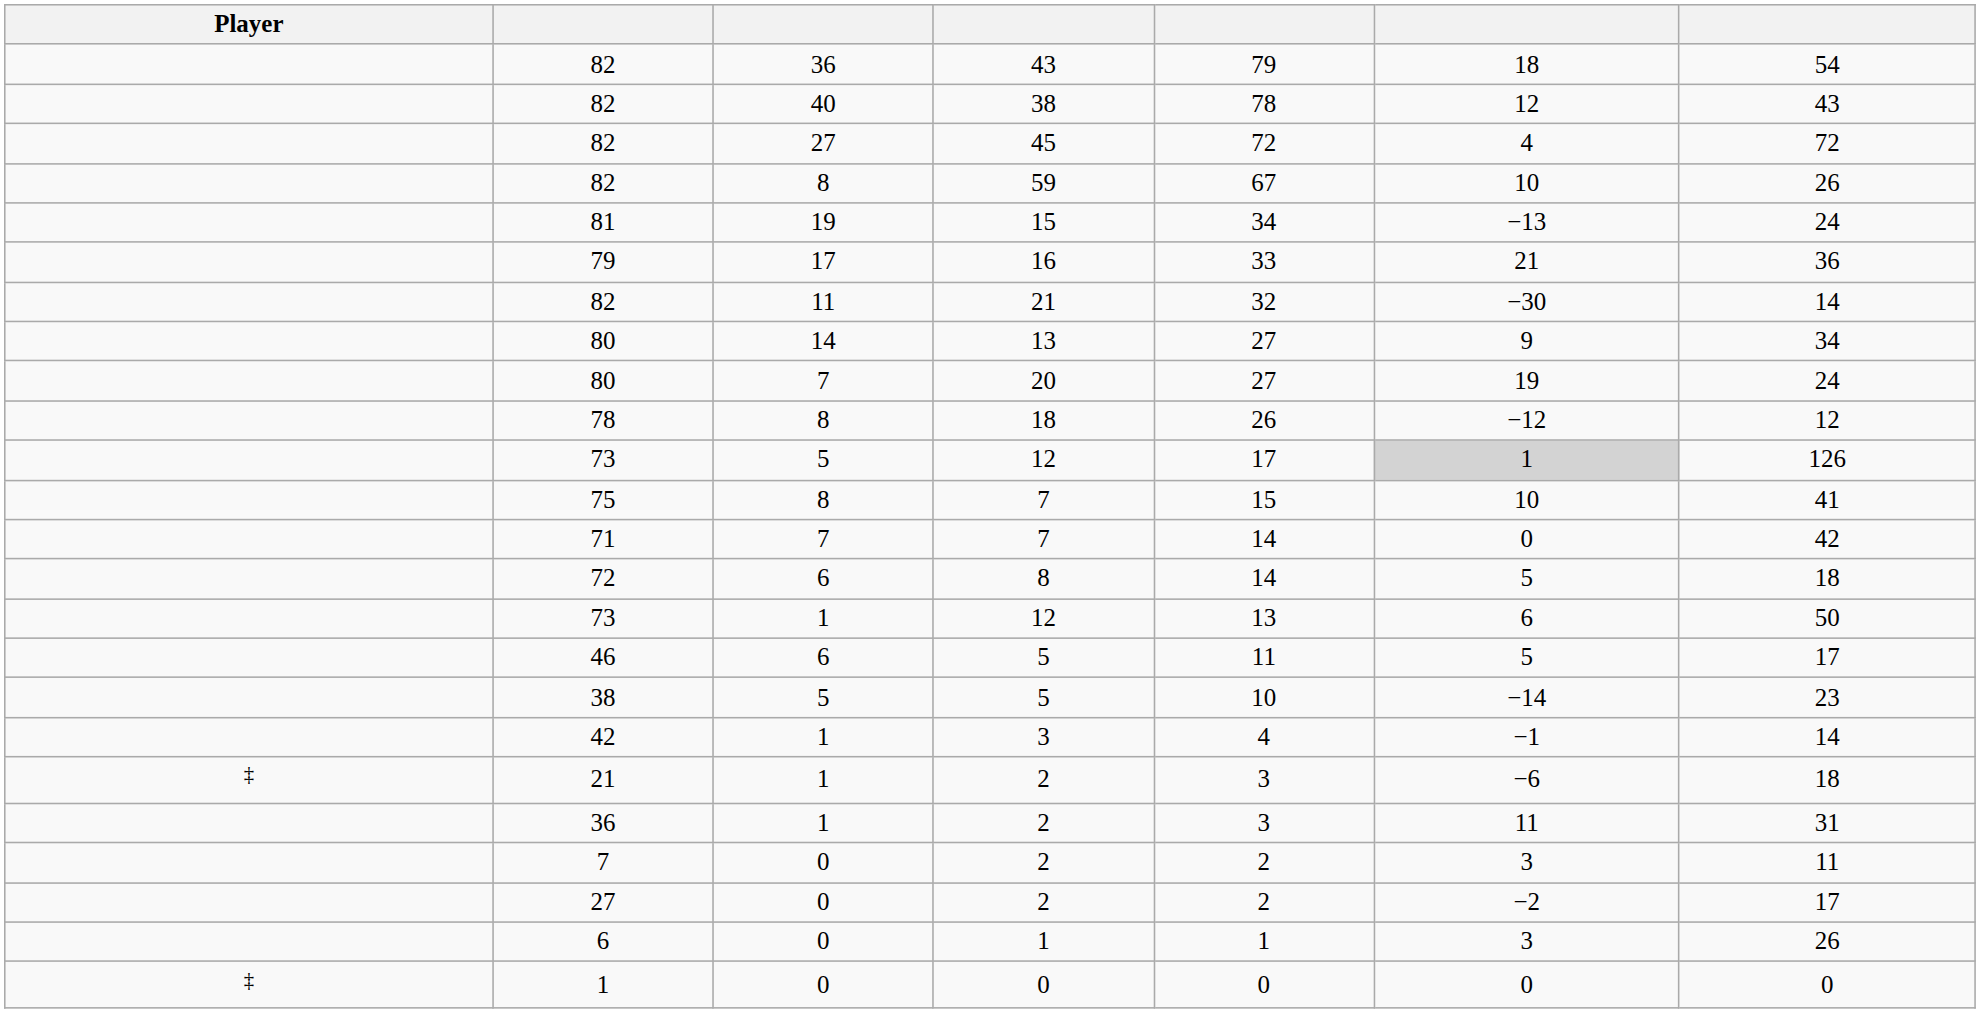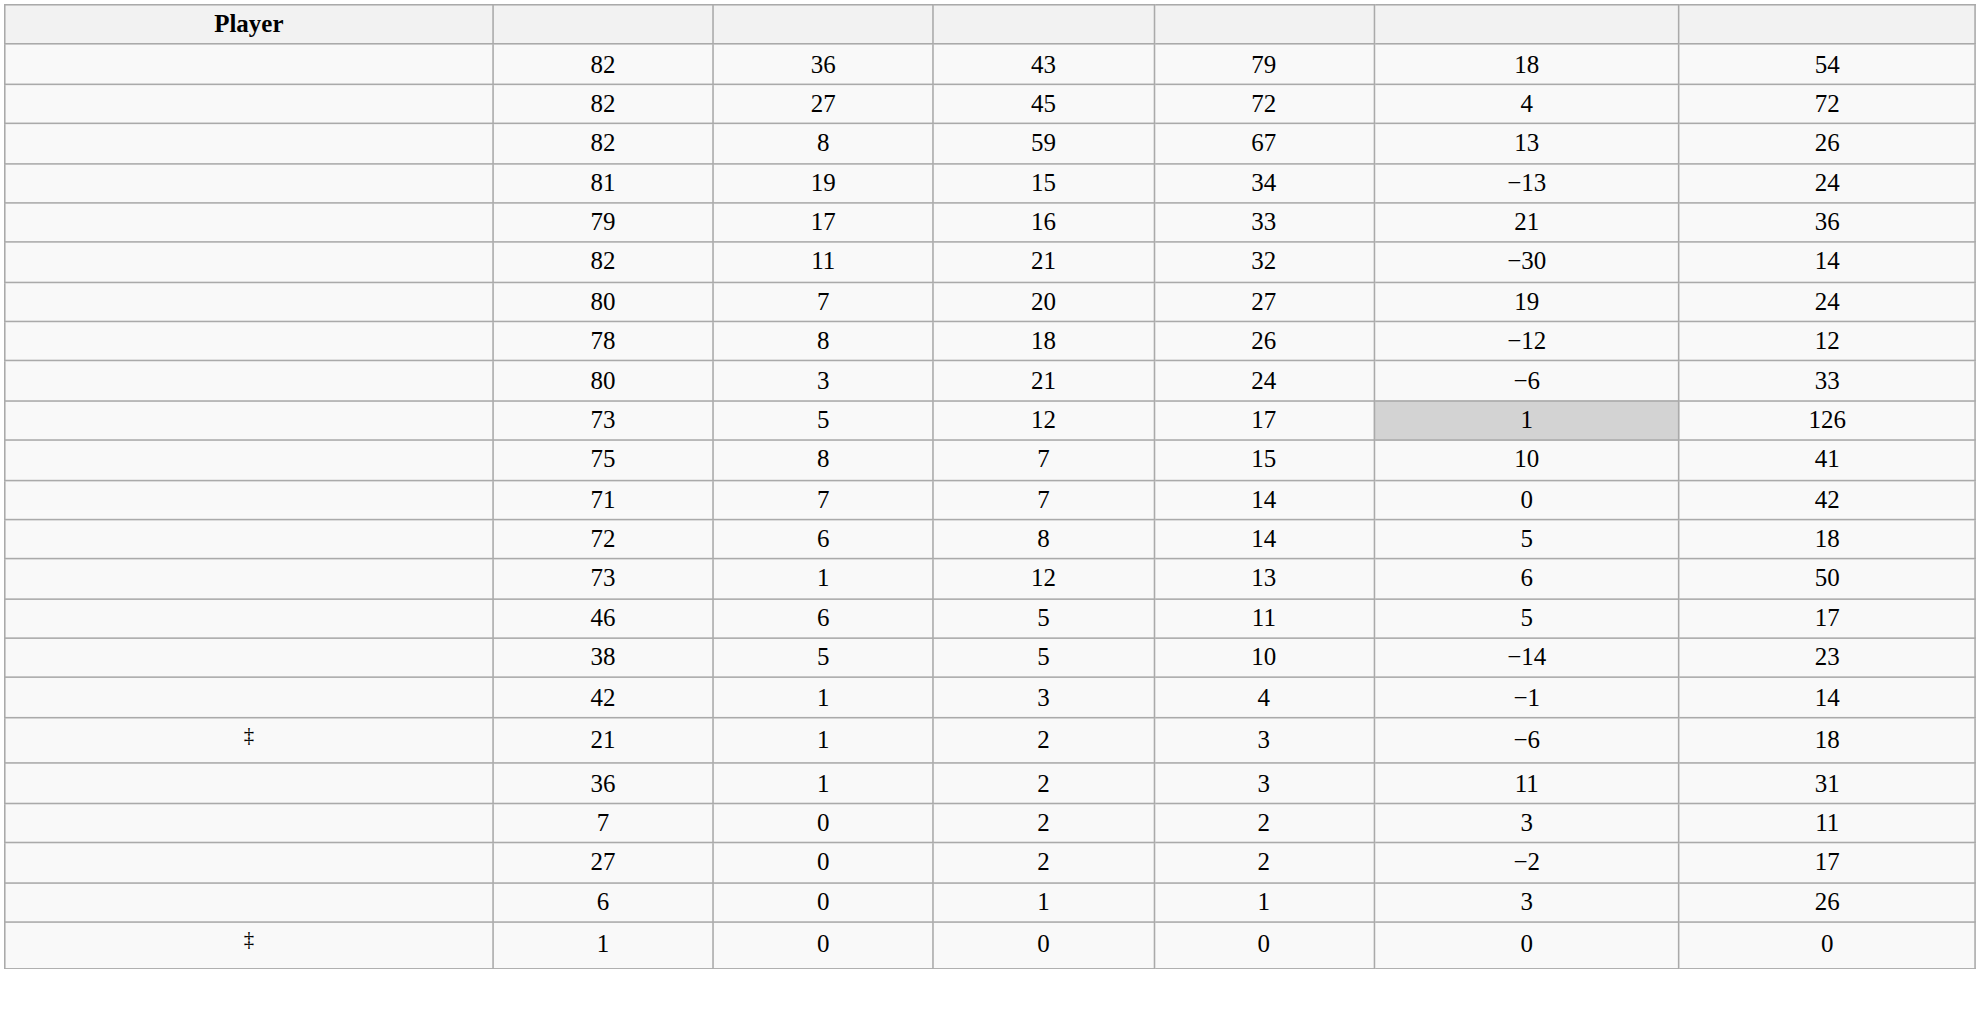- row: (603, 103)
(1527, 182) 10 -> (1527, 143) 13
- row: (603, 340)
+ row: (603, 380)
